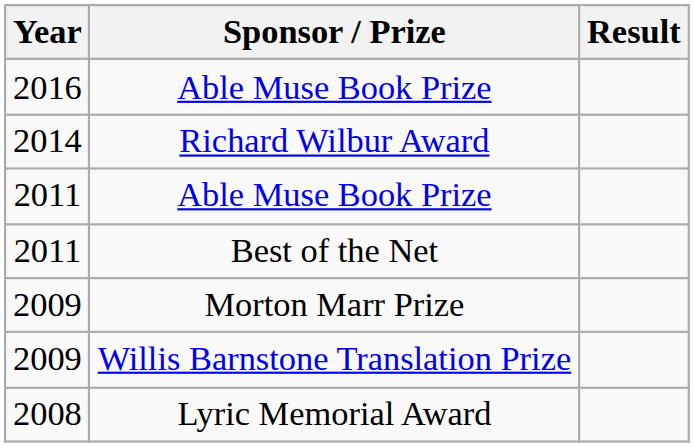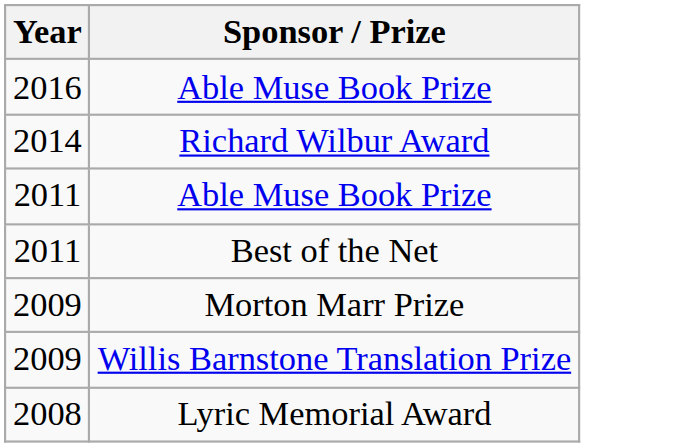- column: (634, 31)
